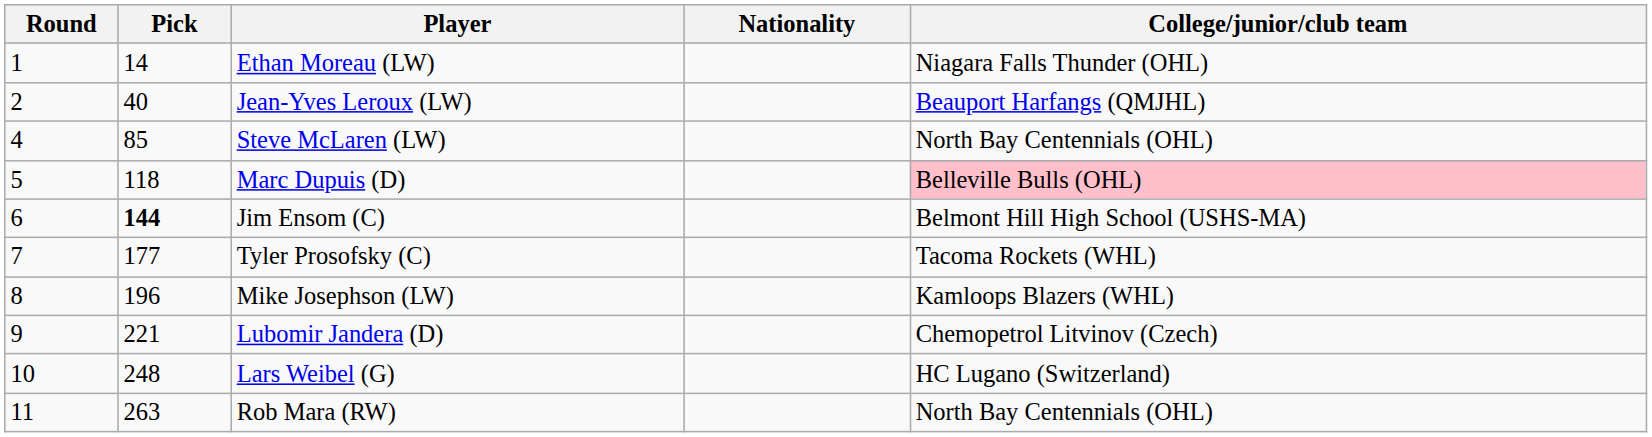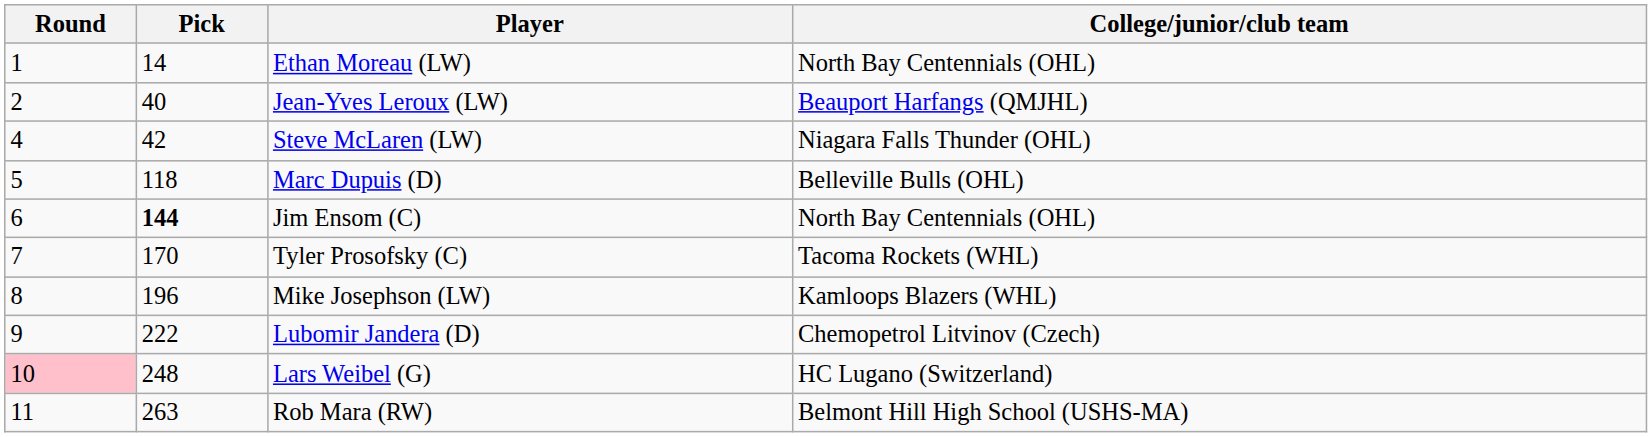- column: (797, 23)
(1062, 62) Niagara Falls Thunder (OHL) -> (947, 62) North Bay Centennials (OHL)
(136, 140) 85 -> (154, 140) 42
(1064, 140) North Bay Centennials (OHL) -> (944, 140) Niagara Falls Thunder (OHL)
(1029, 179) pink background -> (911, 179) no background
(1111, 218) Belmont Hill High School (USHS-MA) -> (947, 218) North Bay Centennials (OHL)
(142, 256) 177 -> (160, 256) 170
(142, 334) 221 -> (160, 334) 222
(23, 373) no background -> (23, 373) pink background
(1064, 412) North Bay Centennials (OHL) -> (993, 412) Belmont Hill High School (USHS-MA)
